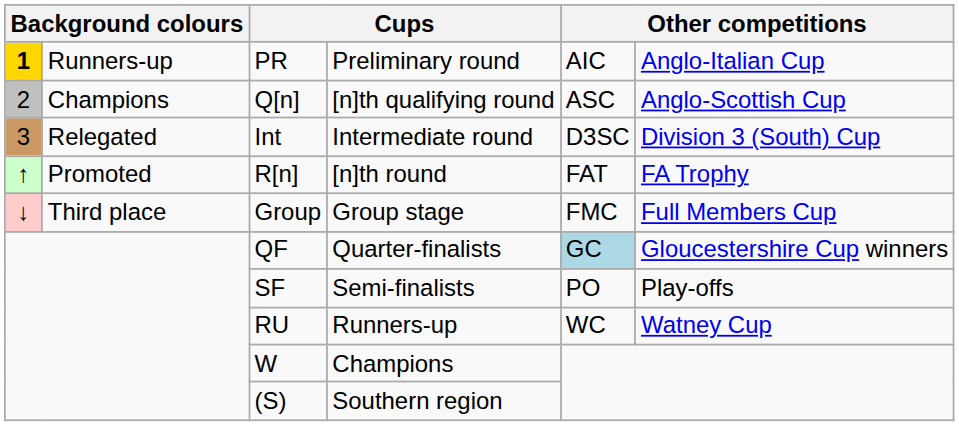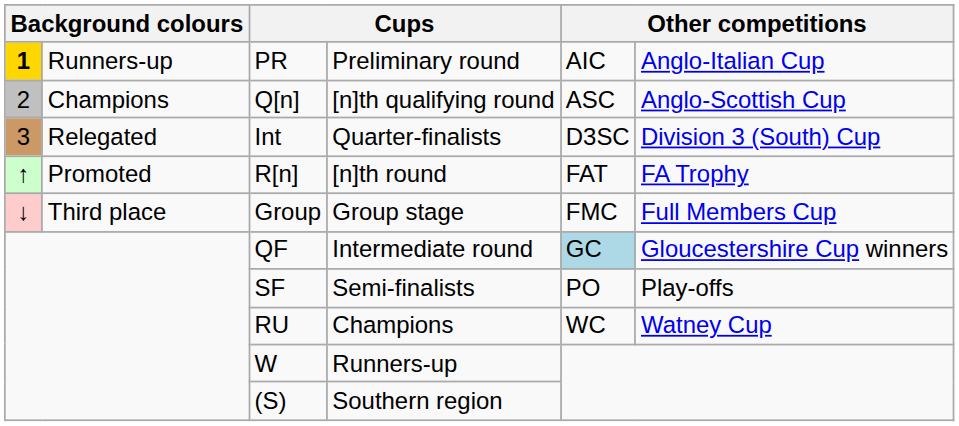(433, 137) Intermediate round -> (417, 137) Quarter-finalists
(417, 250) Quarter-finalists -> (433, 250) Intermediate round
(395, 325) Runners-up -> (393, 325) Champions
(393, 363) Champions -> (395, 363) Runners-up
